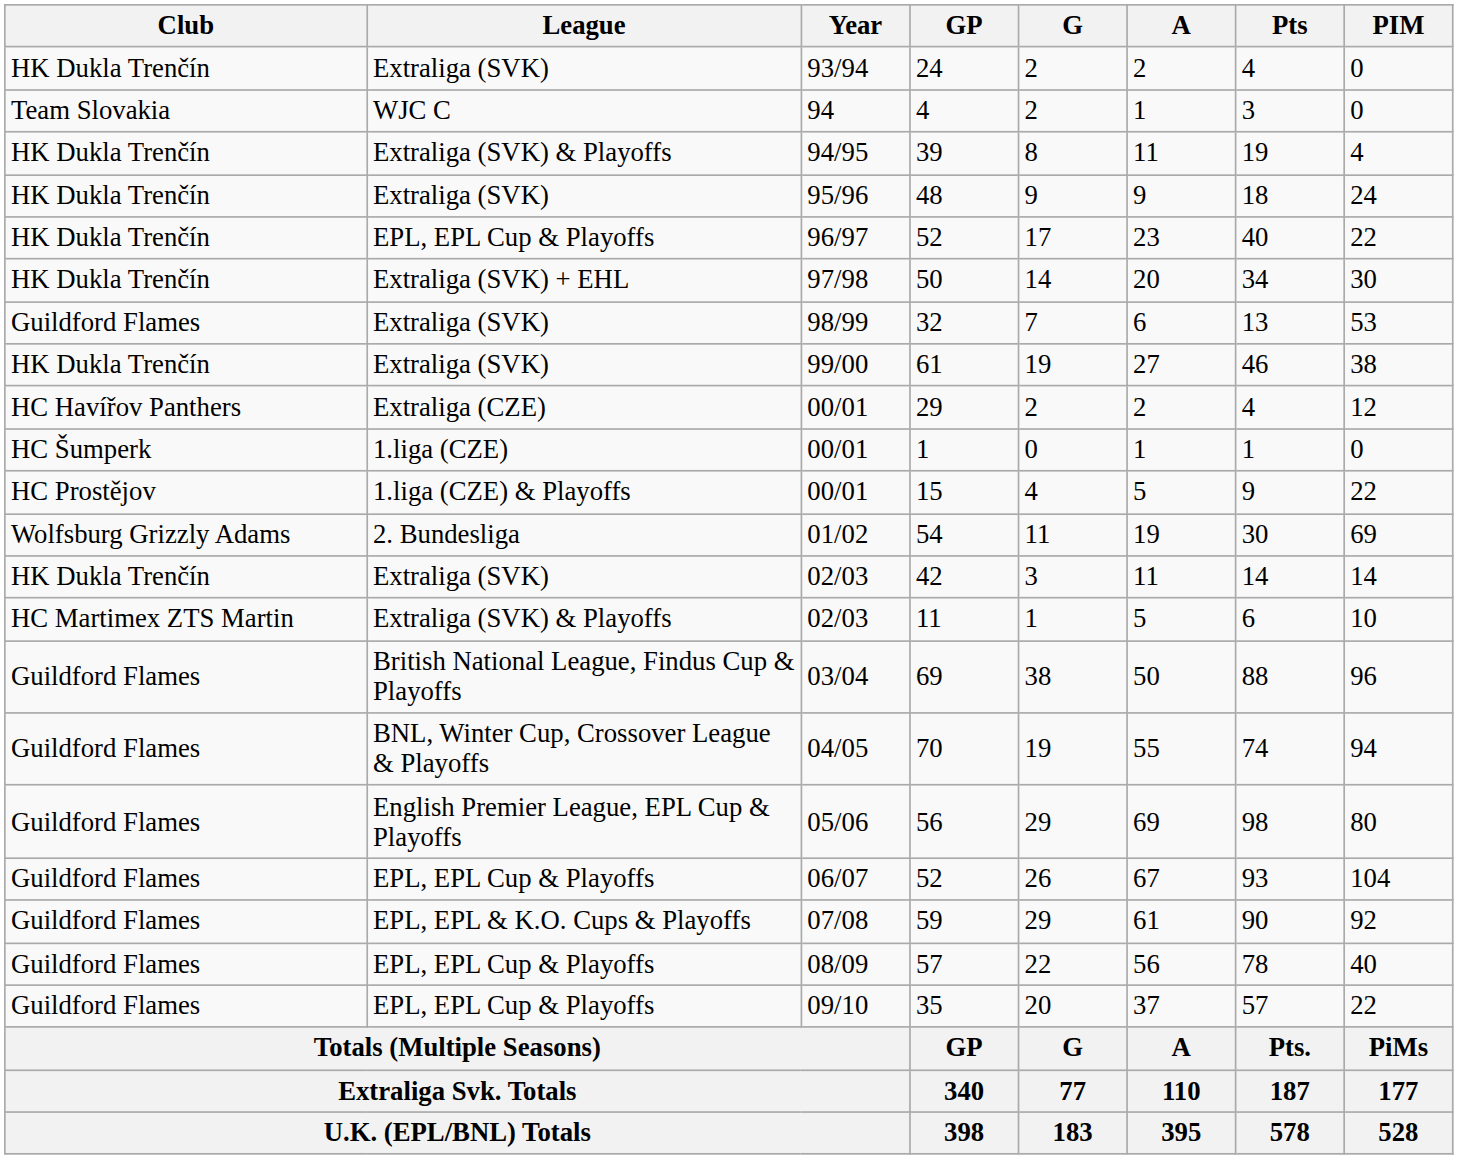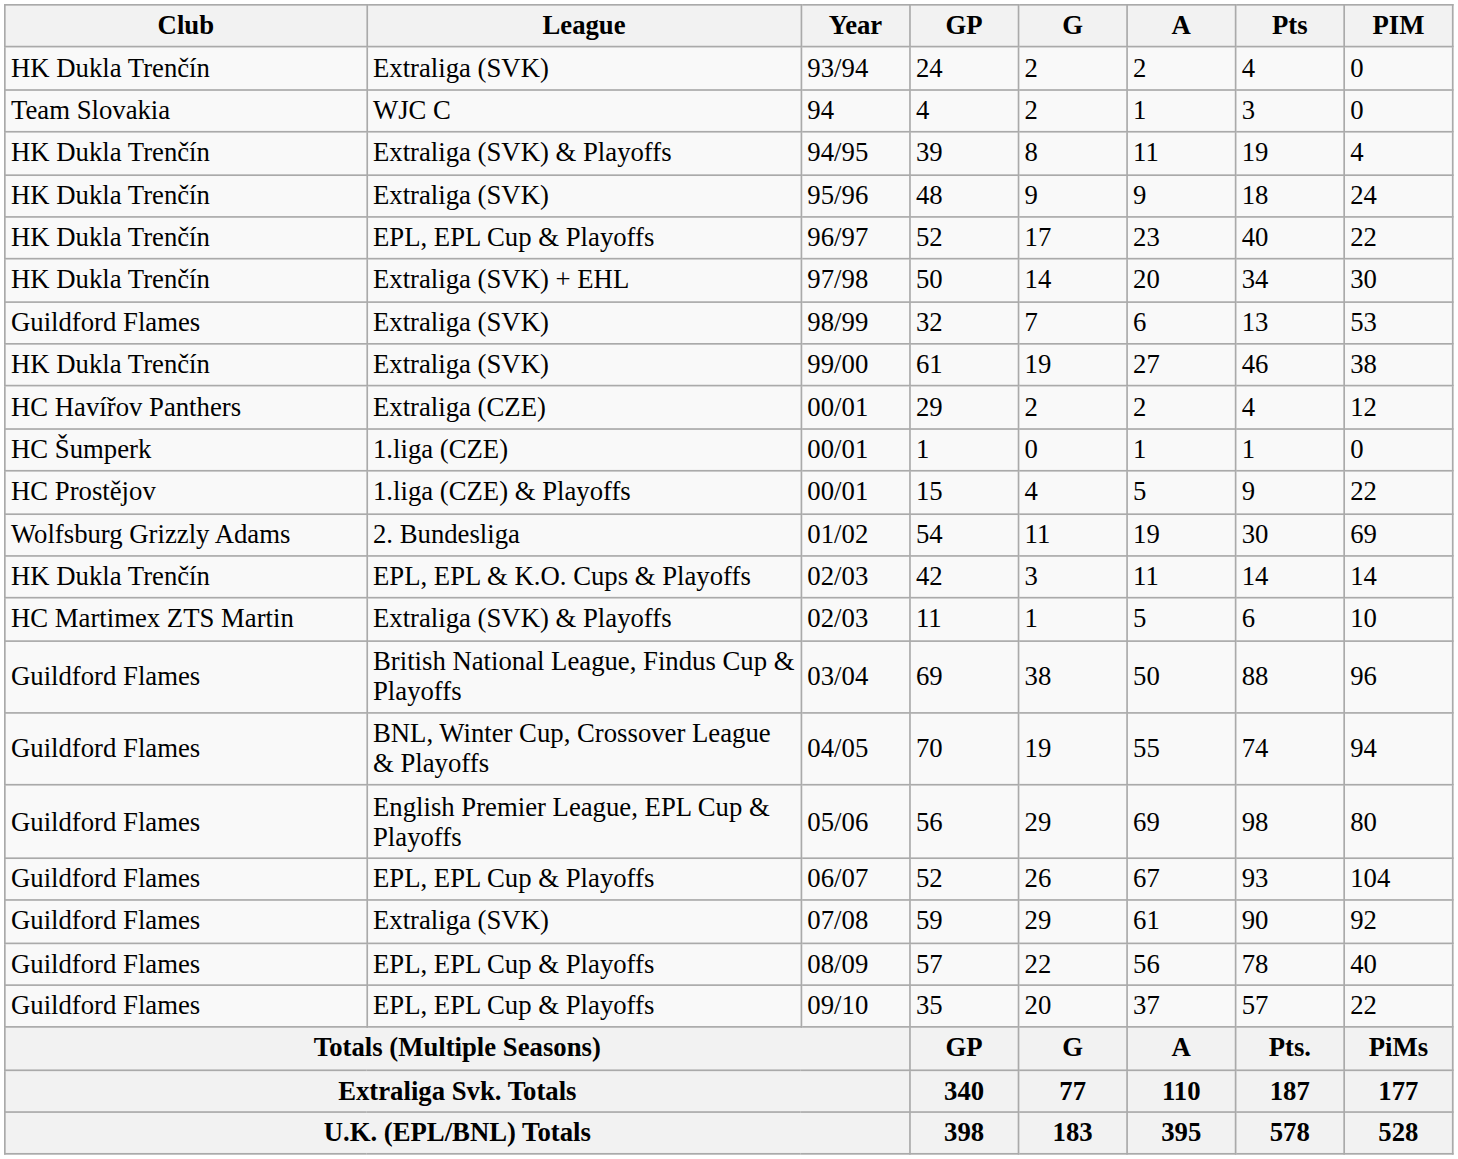(461, 576) Extraliga (SVK) -> (562, 576) EPL, EPL & K.O. Cups & Playoffs
(562, 921) EPL, EPL & K.O. Cups & Playoffs -> (461, 921) Extraliga (SVK)
